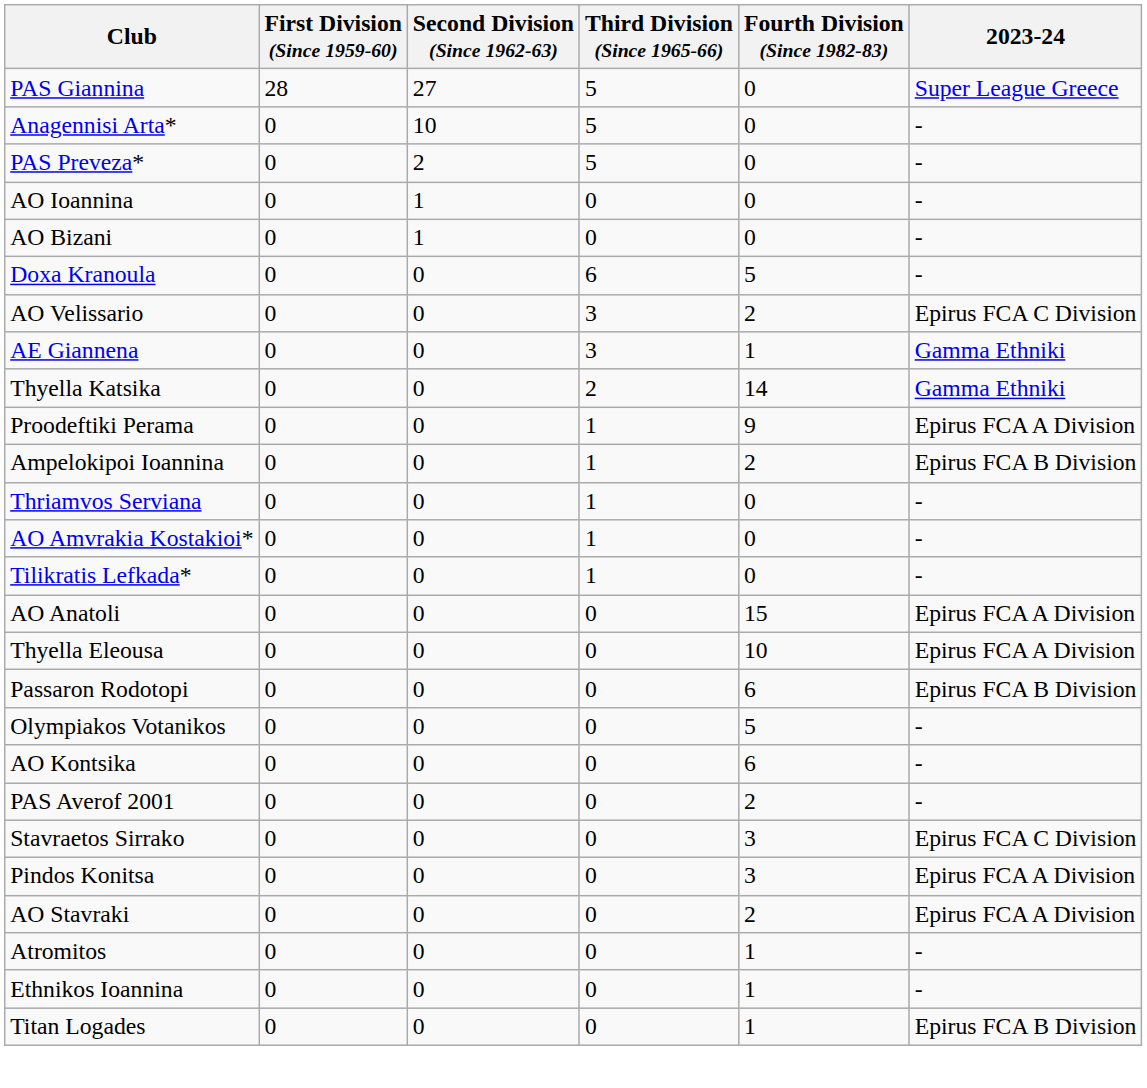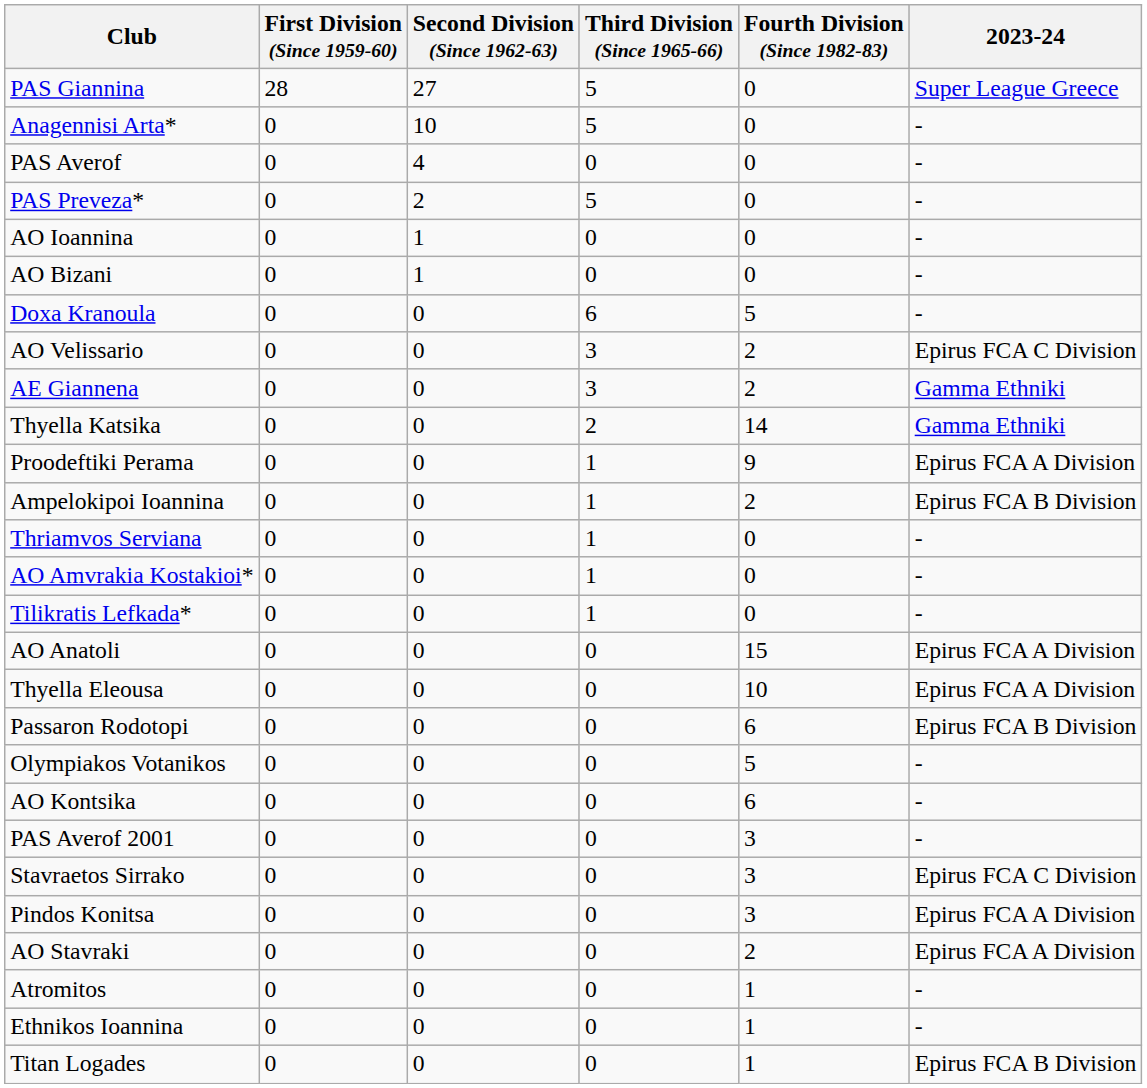+ row: (66, 162)
(750, 350) 1 -> (750, 387) 2
(750, 801) 2 -> (750, 838) 3
